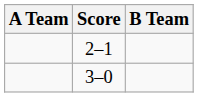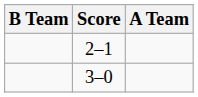columns swapped: (39, 19) <-> (159, 19)
